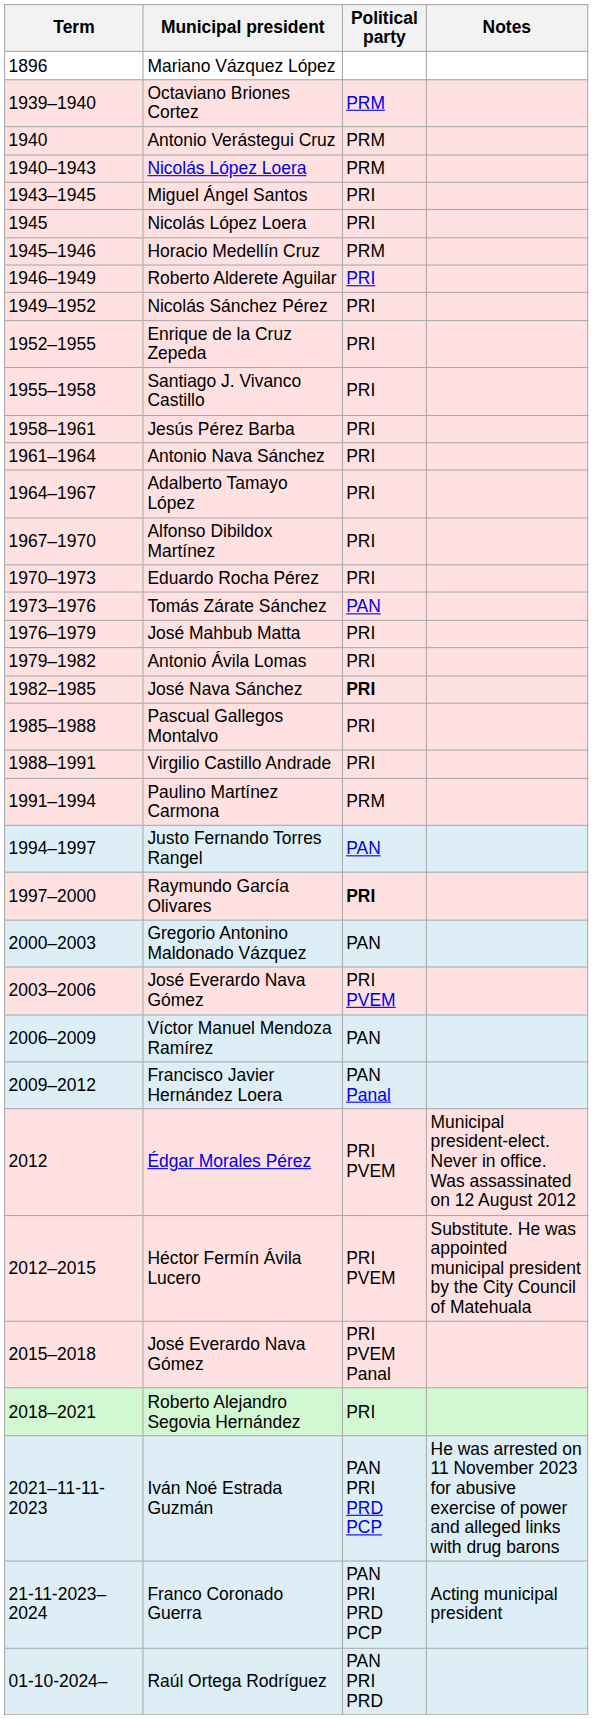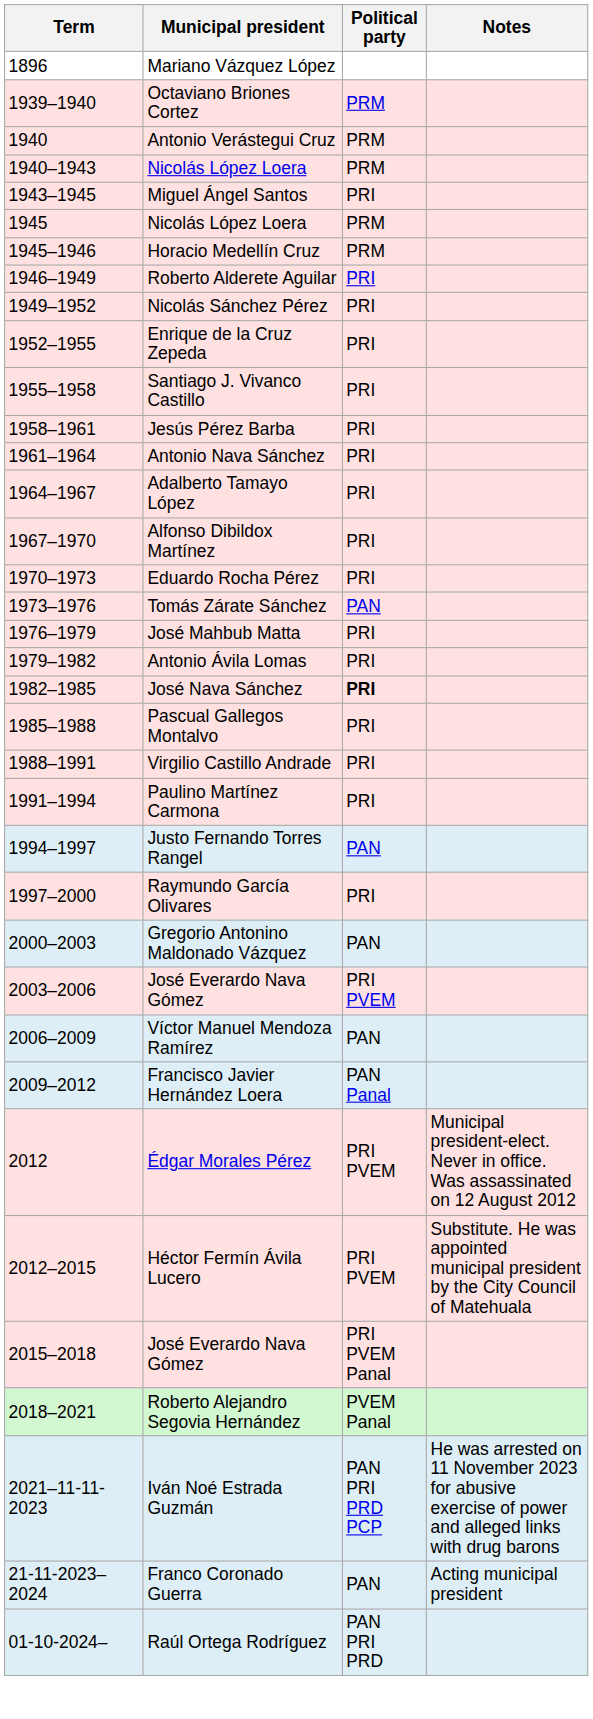(361, 223) PRI -> (366, 223) PRM
(366, 801) PRM -> (361, 801) PRI
(361, 896) bold -> (361, 896) normal
(361, 1411) PRI -> (371, 1411) PVEM Panal
(365, 1604) PAN PRI PRD PCP -> (363, 1584) PAN
